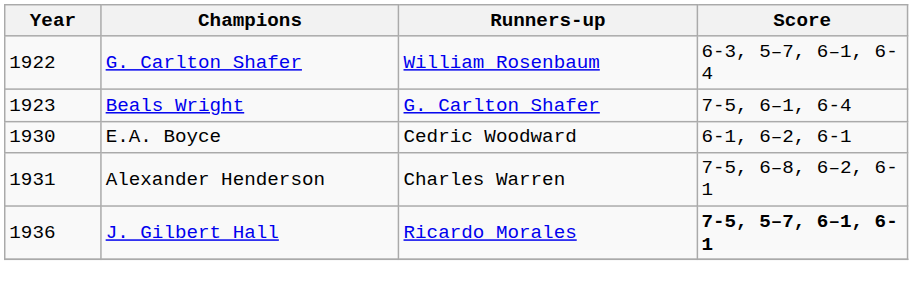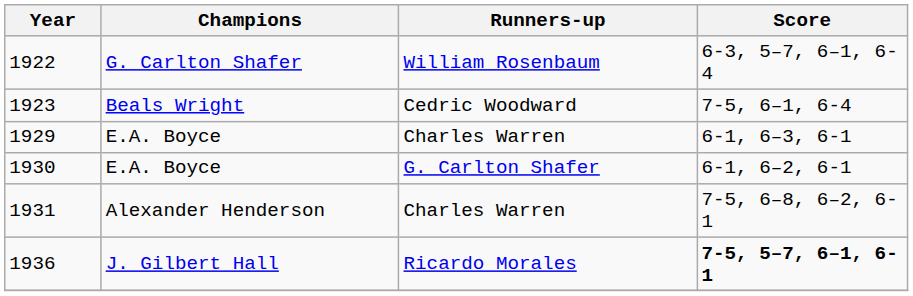(502, 105) G. Carlton Shafer -> (490, 105) Cedric Woodward
+ row: (32, 137)
(490, 137) Cedric Woodward -> (502, 168) G. Carlton Shafer
